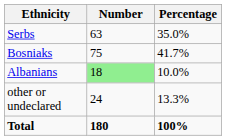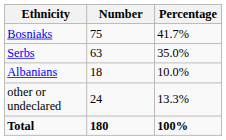rows swapped: (30, 53) <-> (21, 33)
(96, 72) lightgreen background -> (96, 72) no background
